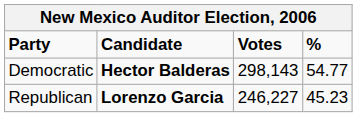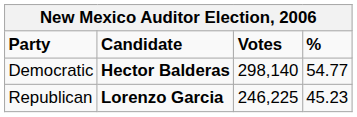(268, 71) 298,143 -> (268, 71) 298,140
(268, 97) 246,227 -> (268, 97) 246,225
